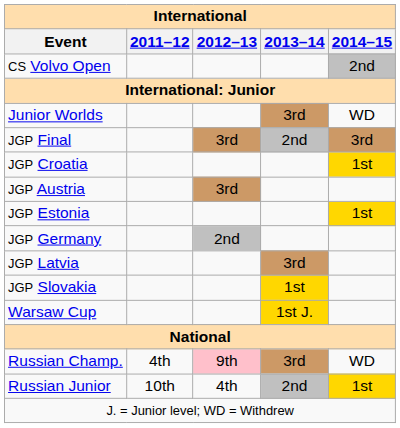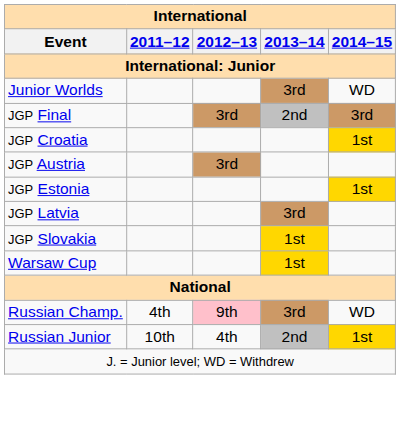- row: (59, 66)
- row: (55, 238)
(294, 312) 1st J. -> (294, 262) 1st
